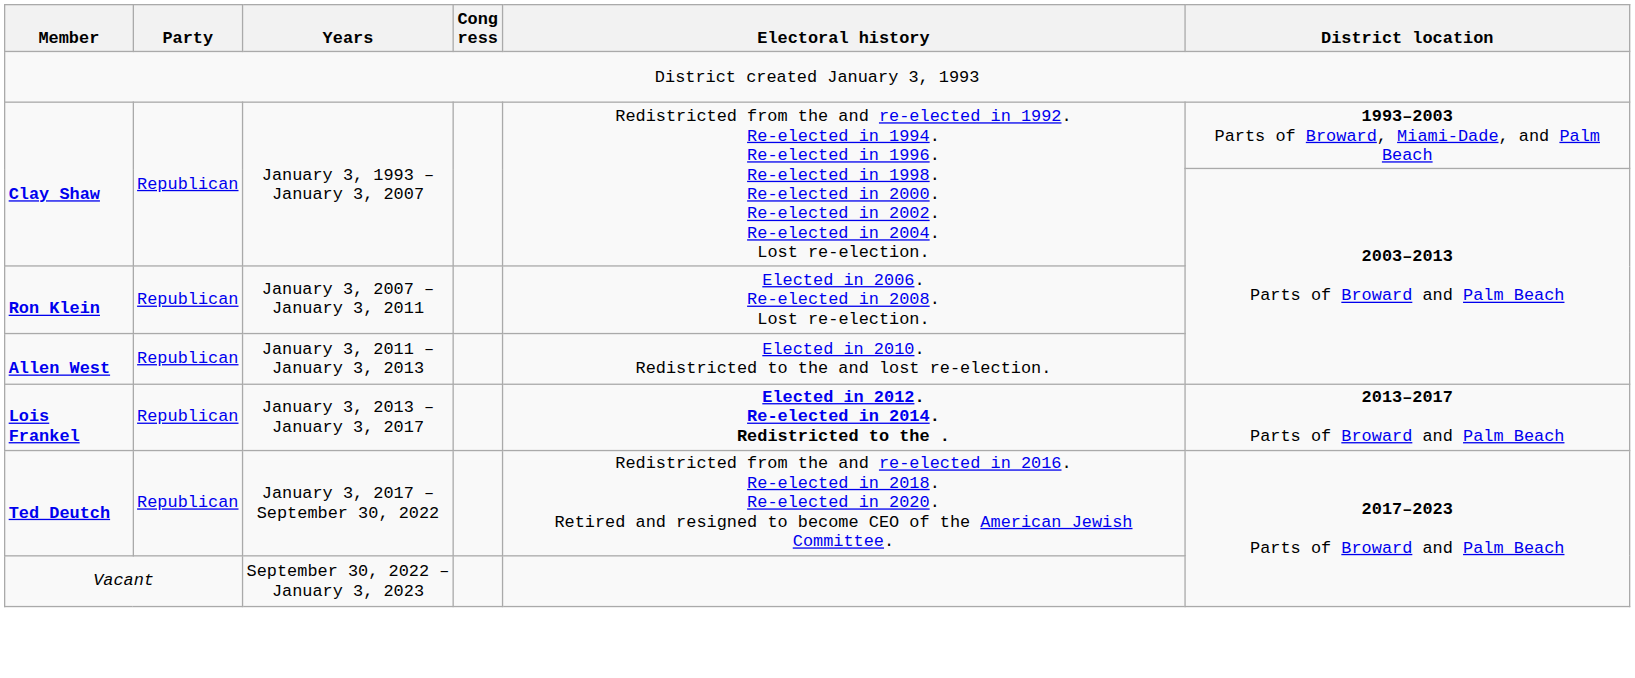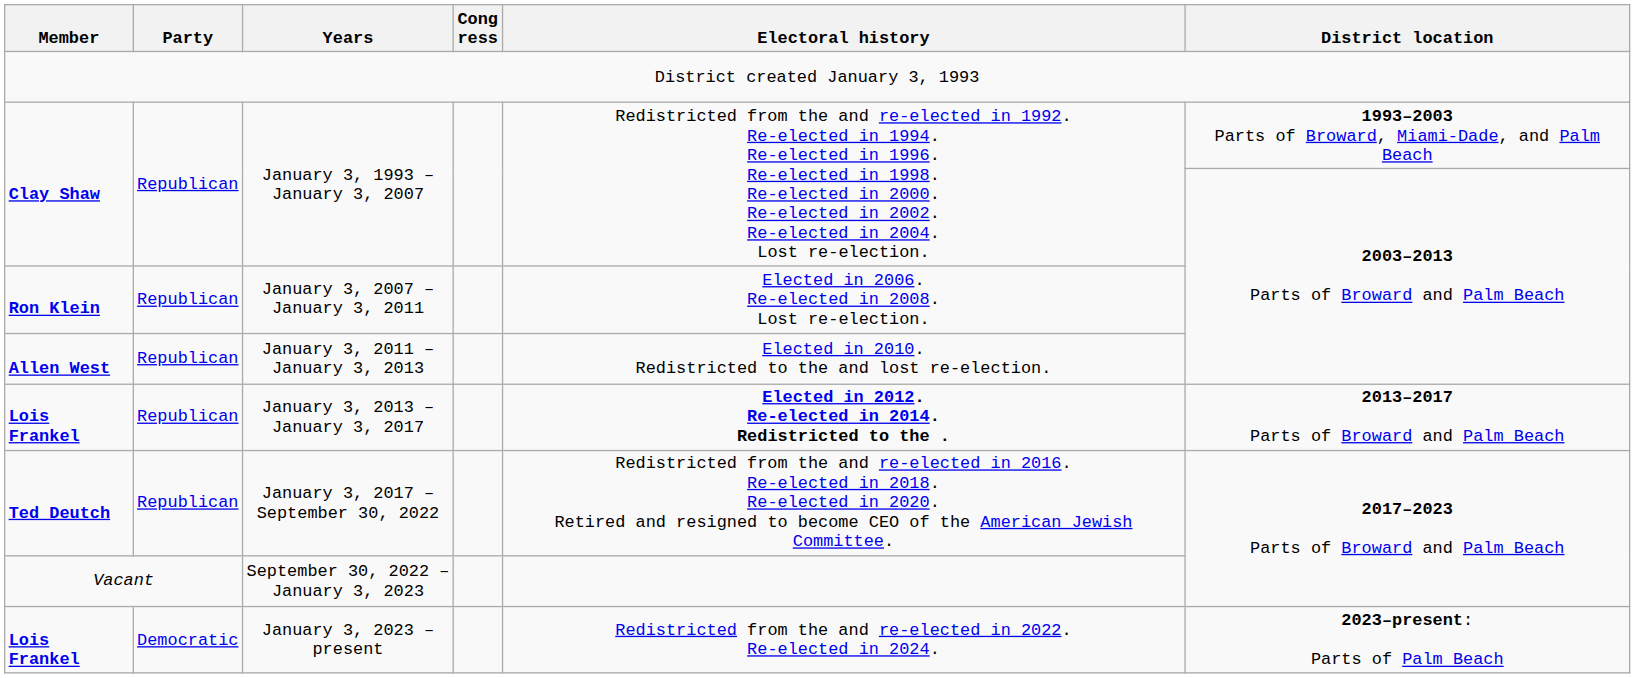+ row: (44, 649)
